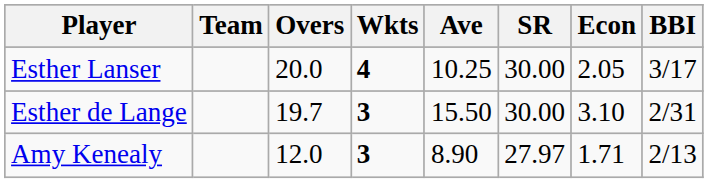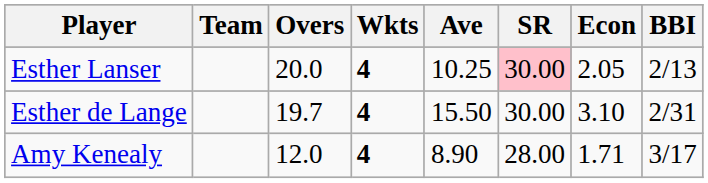(535, 68) no background -> (535, 68) pink background
(673, 68) 3/17 -> (673, 68) 2/13
(364, 111) 3 -> (364, 111) 4
(364, 154) 3 -> (364, 154) 4
(535, 154) 27.97 -> (535, 154) 28.00
(673, 154) 2/13 -> (673, 154) 3/17
